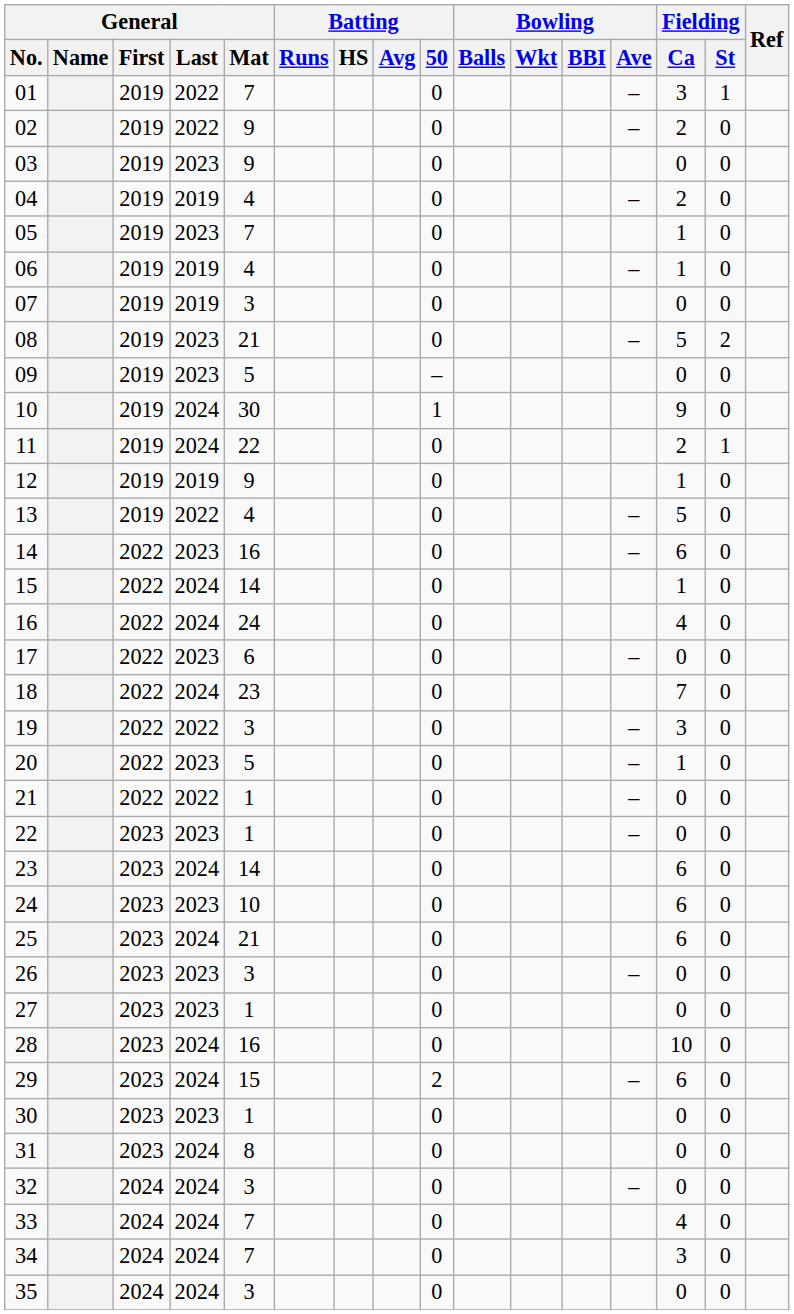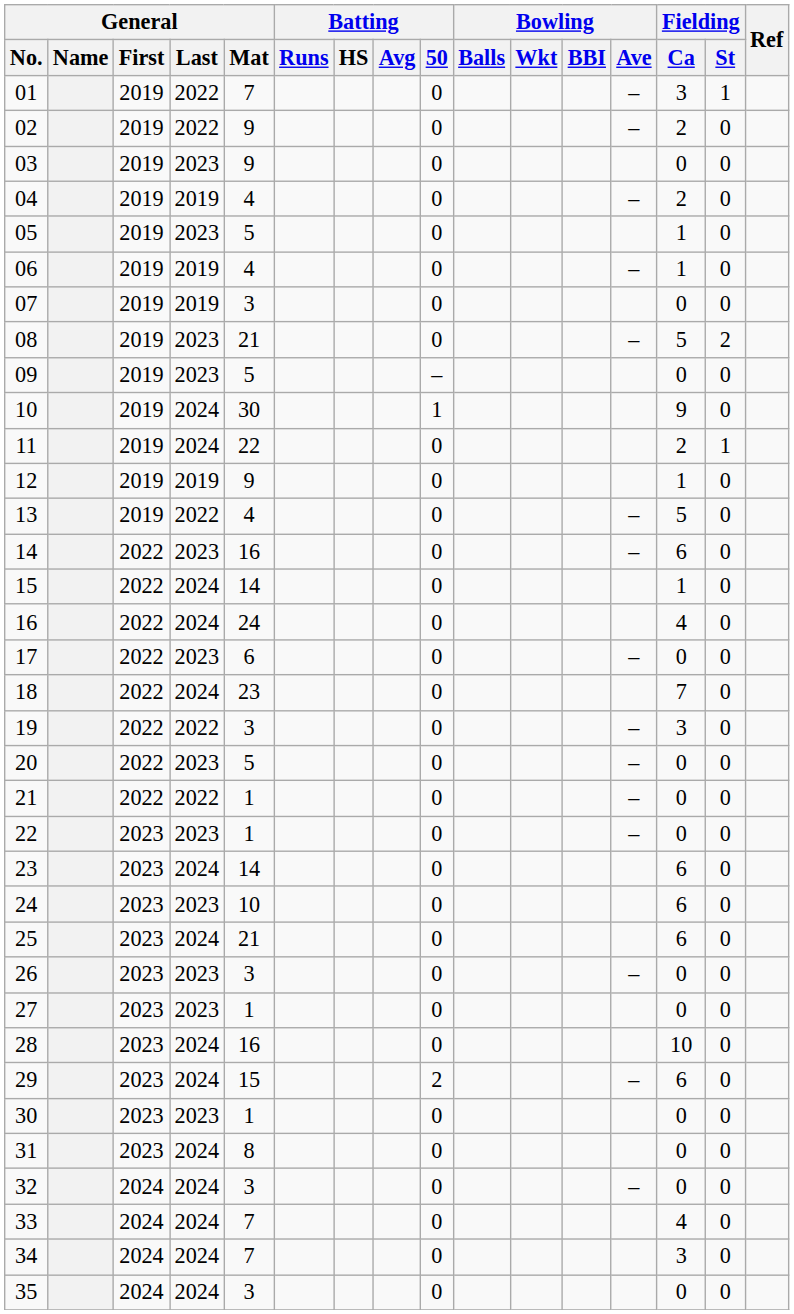(249, 233) 7 -> (249, 233) 5
(681, 762) 1 -> (681, 762) 0
